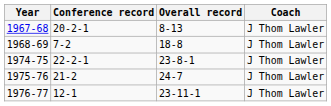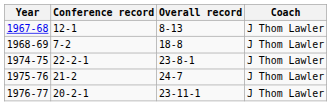(71, 29) 20-2-1 -> (65, 29) 12-1
(65, 93) 12-1 -> (71, 93) 20-2-1
